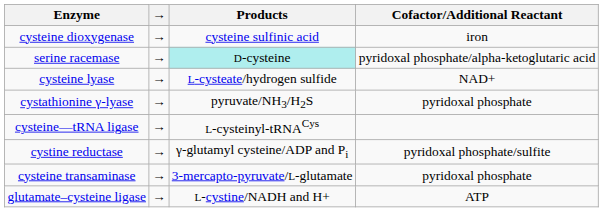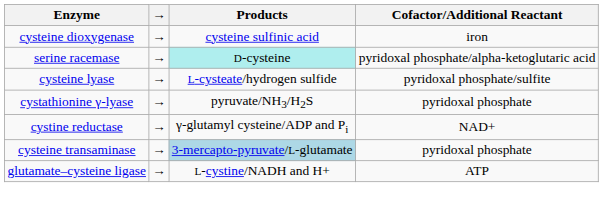(477, 79) NAD+ -> (477, 79) pyridoxal phosphate/sulfite
- row: (77, 127)
(477, 151) pyridoxal phosphate/sulfite -> (477, 127) NAD+
(262, 175) no background -> (262, 150) lightblue background
